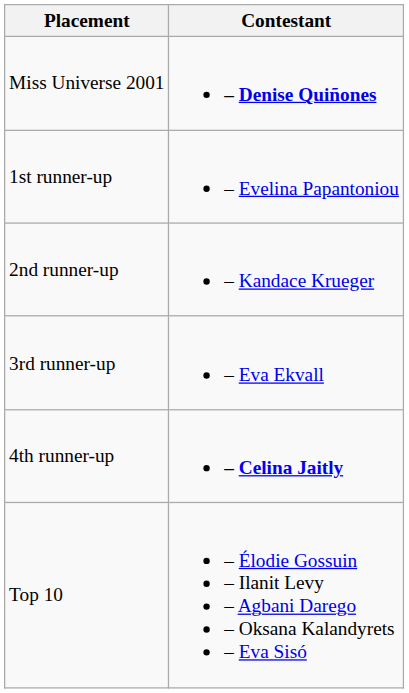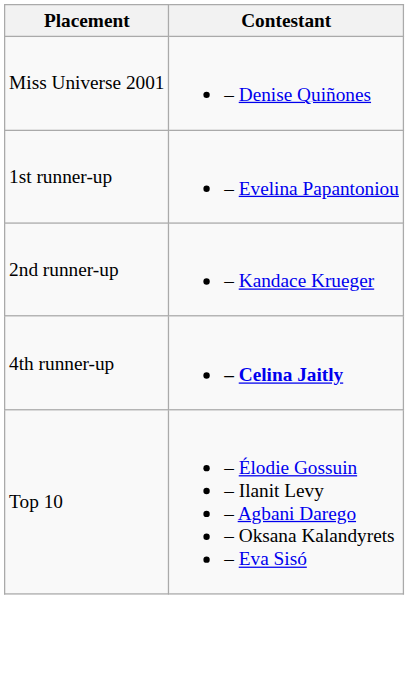(286, 95) bold -> (286, 95) normal
- row: (62, 362)
